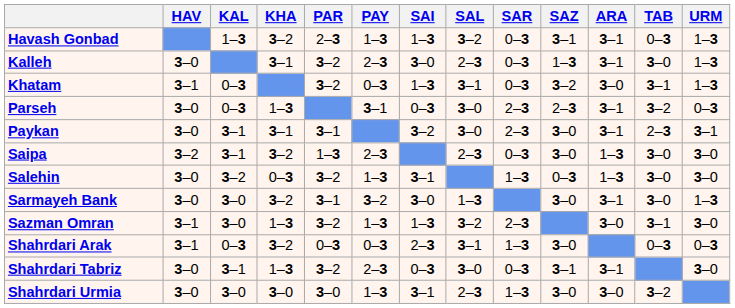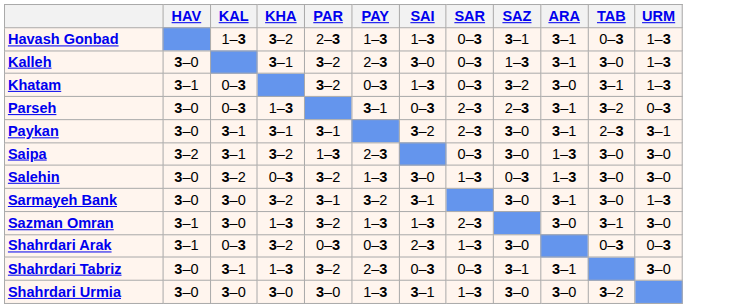- column: (470, 16)
(423, 177) 3–1 -> (423, 177) 3–0
(423, 200) 3–0 -> (423, 200) 3–1
